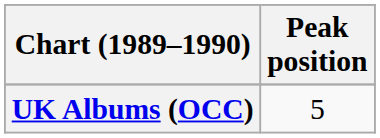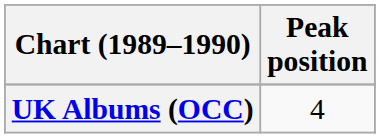(317, 108) 5 -> (317, 108) 4
